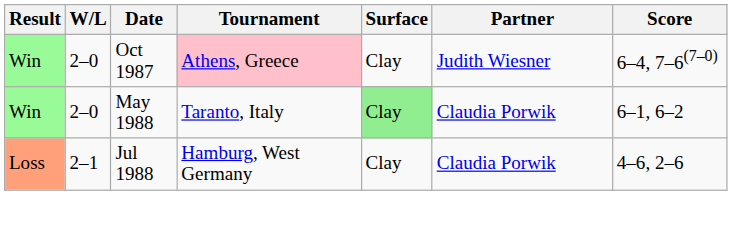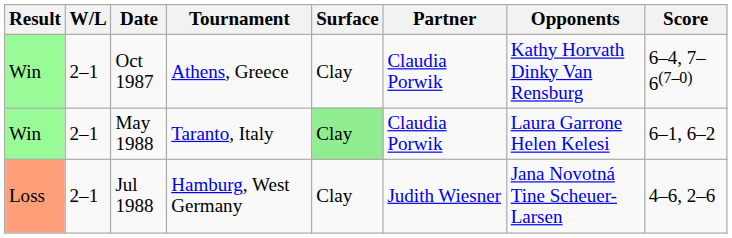+ column: (575, 19)
(84, 60) 2–0 -> (84, 71) 2–1
(240, 60) pink background -> (230, 71) no background
(494, 60) Judith Wiesner -> (417, 71) Claudia Porwik
(84, 112) 2–0 -> (84, 133) 2–1
(496, 163) Claudia Porwik -> (444, 195) Judith Wiesner
